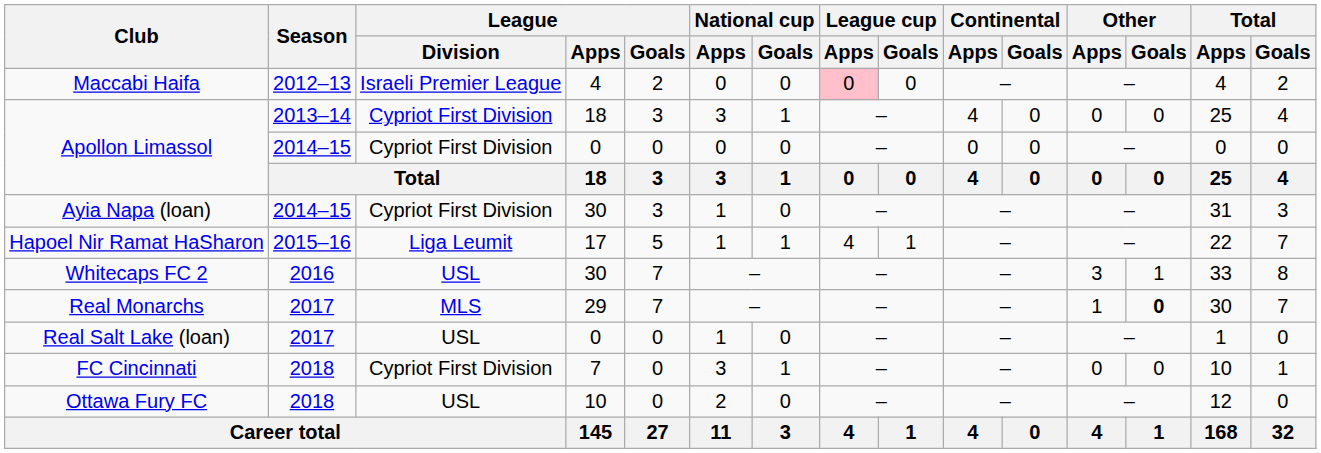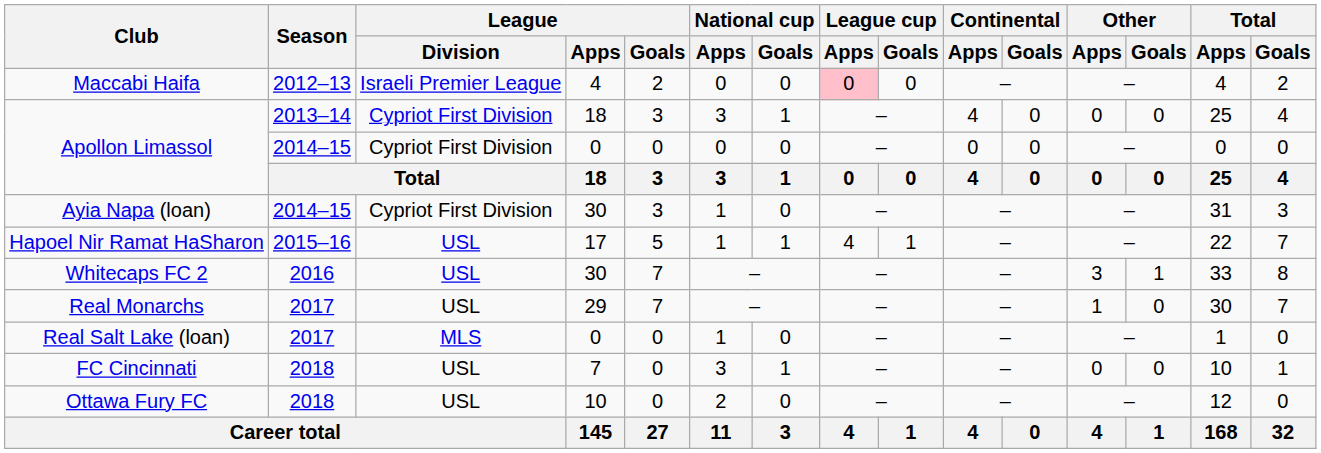(461, 242) Liga Leumit -> (461, 242) USL
(461, 305) MLS -> (461, 305) USL
(1159, 305) bold -> (1159, 305) normal
(461, 337) USL -> (461, 337) MLS
(461, 369) Cypriot First Division -> (461, 369) USL
